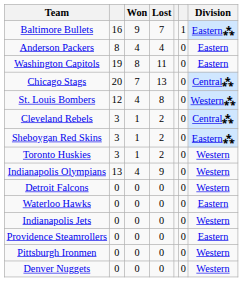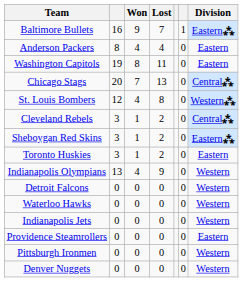(213, 155) Western -> (213, 155) Eastern
(213, 204) Eastern -> (213, 204) Western
